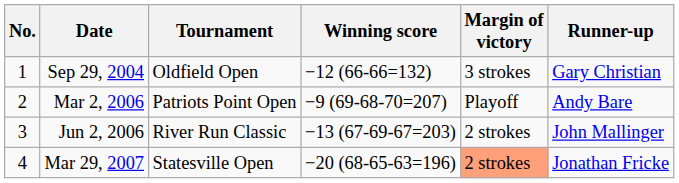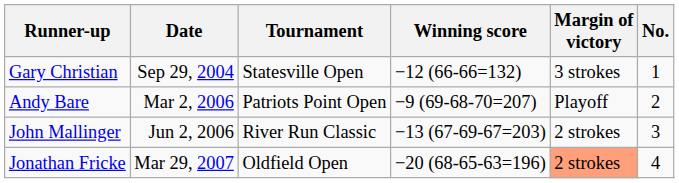columns swapped: (22, 30) <-> (611, 30)
(205, 71) Oldfield Open -> (303, 71) Statesville Open
(213, 162) Statesville Open -> (295, 162) Oldfield Open
